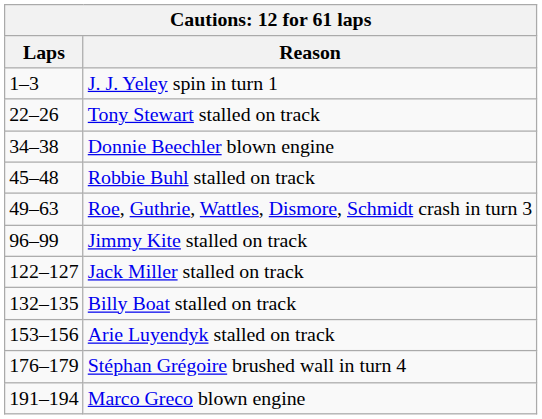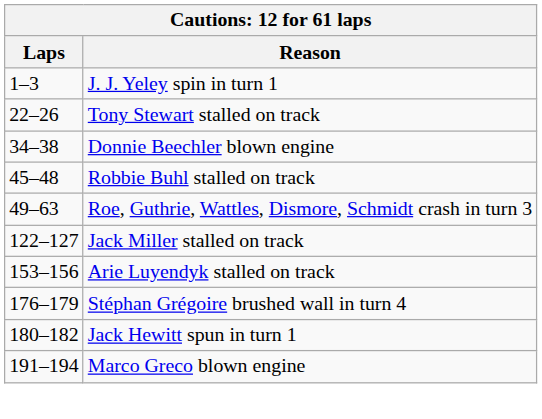- row: (197, 240)
- row: (192, 303)
+ row: (192, 334)
